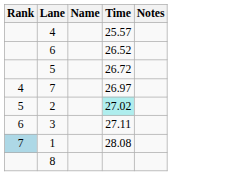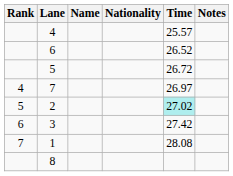+ column: (133, 13)
(118, 124) 27.11 -> (179, 124) 27.42
(21, 143) lightblue background -> (21, 143) no background
